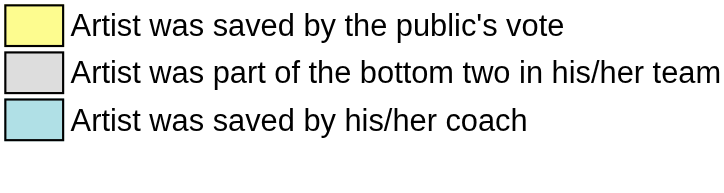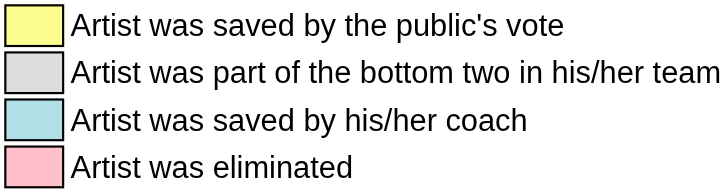+ row: (212, 167)
